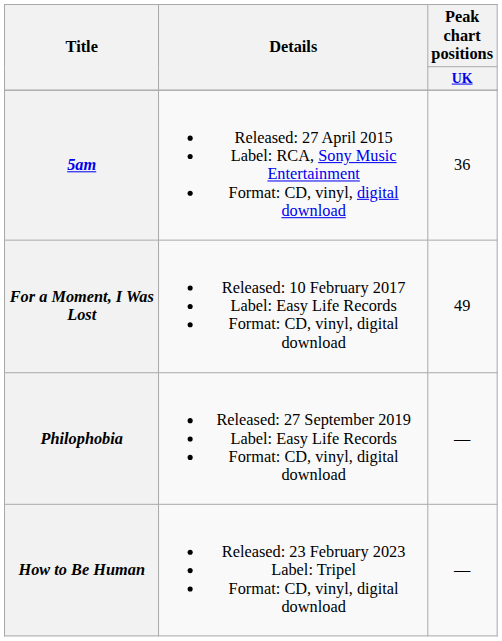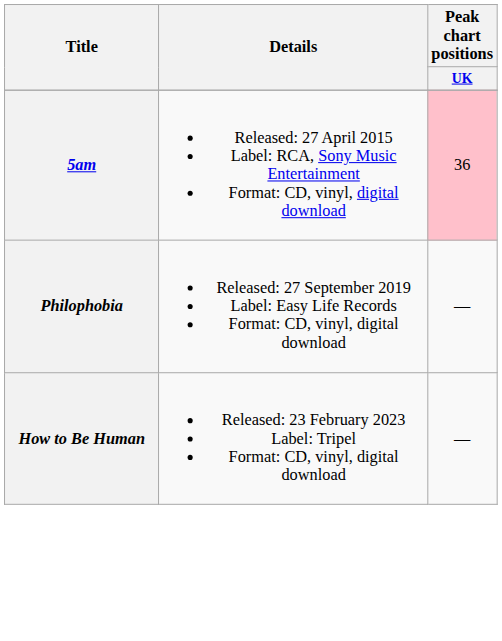(462, 165) no background -> (462, 165) pink background
- row: (82, 306)
